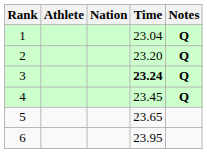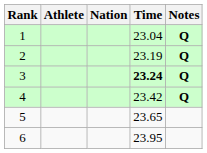(148, 55) 23.20 -> (148, 55) 23.19
(148, 96) 23.45 -> (148, 96) 23.42
